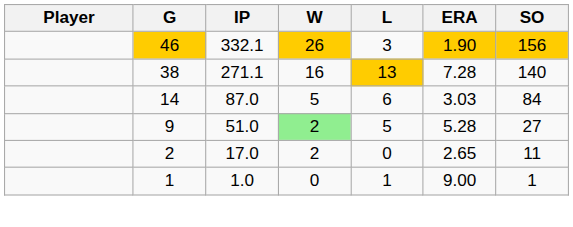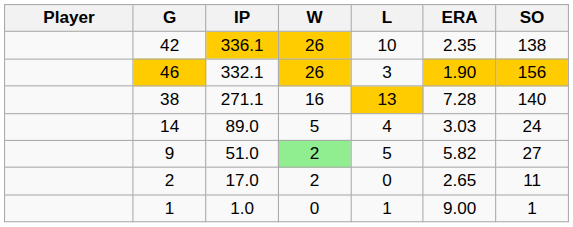+ row: (170, 45)
(242, 99) 87.0 -> (242, 126) 89.0
(387, 99) 6 -> (387, 126) 4
(532, 99) 84 -> (532, 126) 24
(460, 126) 5.28 -> (460, 153) 5.82
